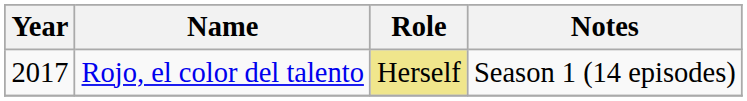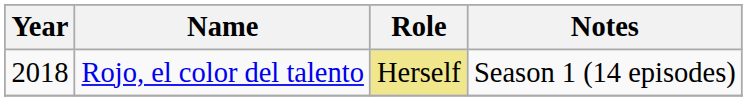(40, 72) 2017 -> (40, 72) 2018
